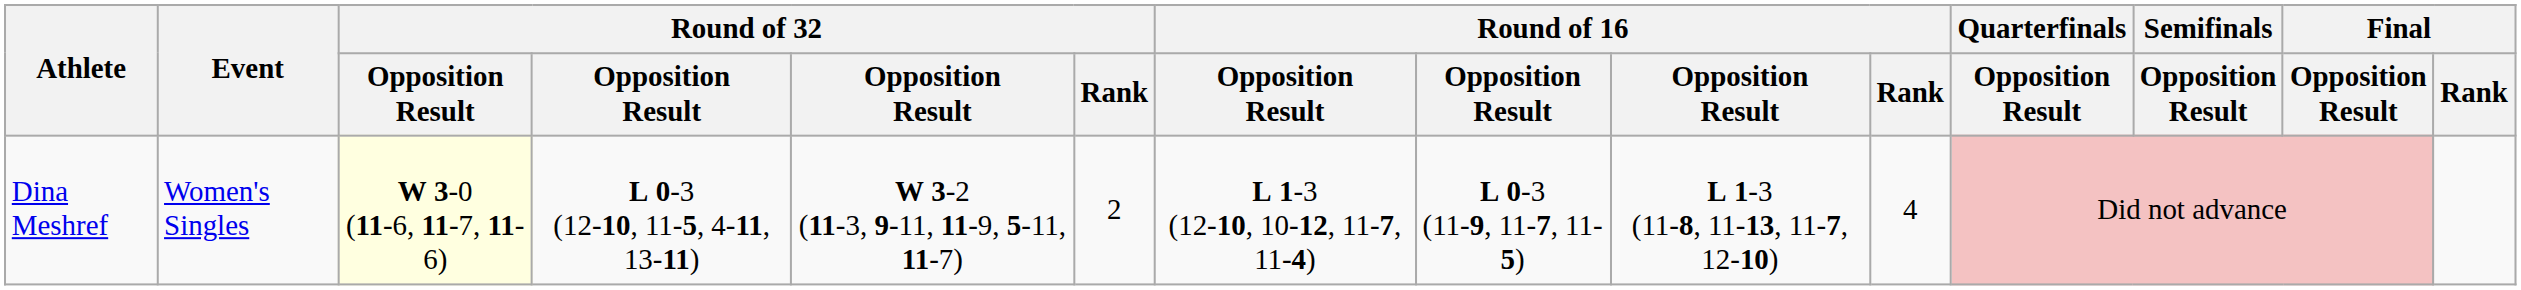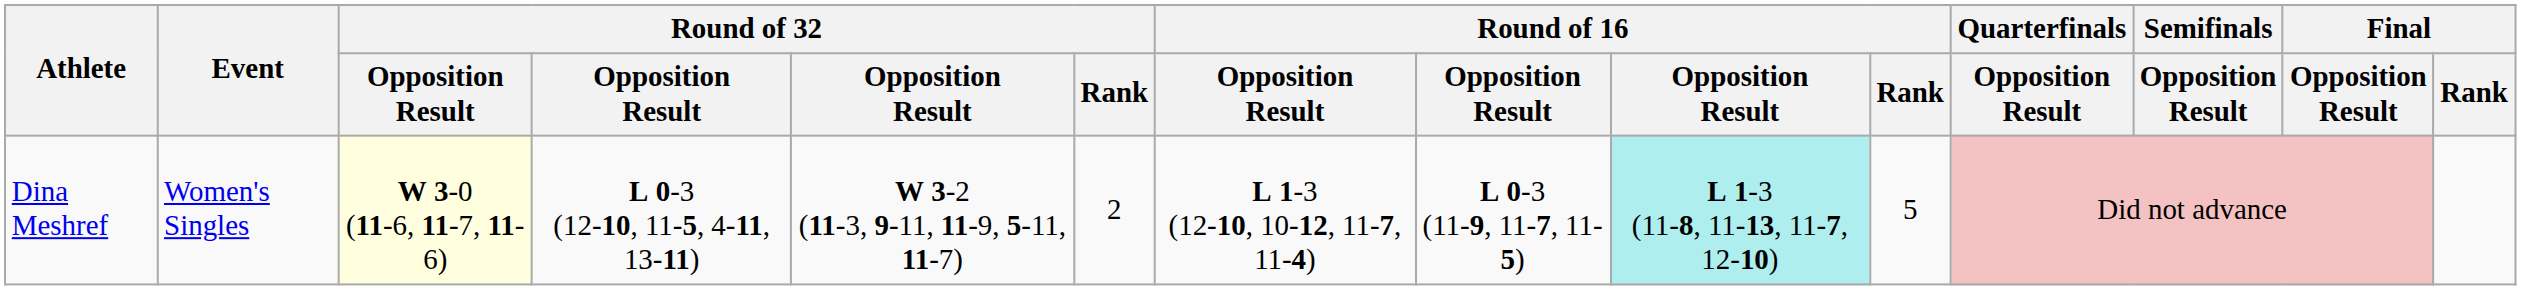(1740, 226) no background -> (1740, 226) paleturquoise background
(1910, 209) 4 -> (1910, 209) 5
